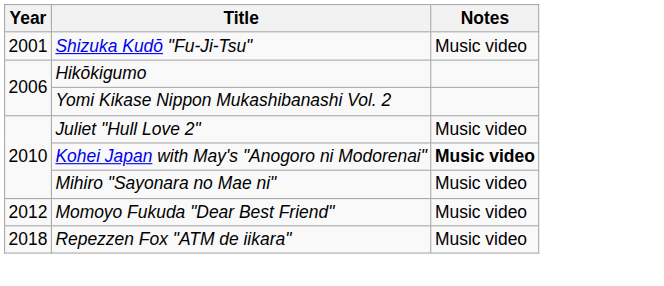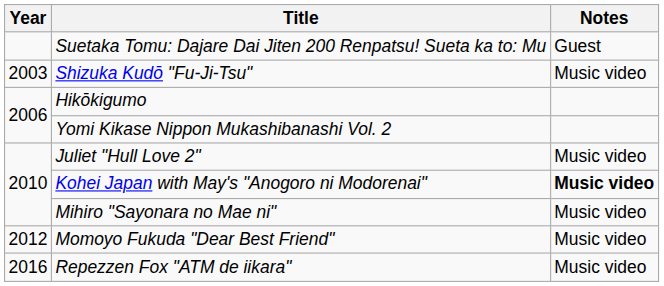+ row: (301, 45)
(28, 45) 2001 -> (28, 73) 2003
(28, 239) 2018 -> (28, 267) 2016
